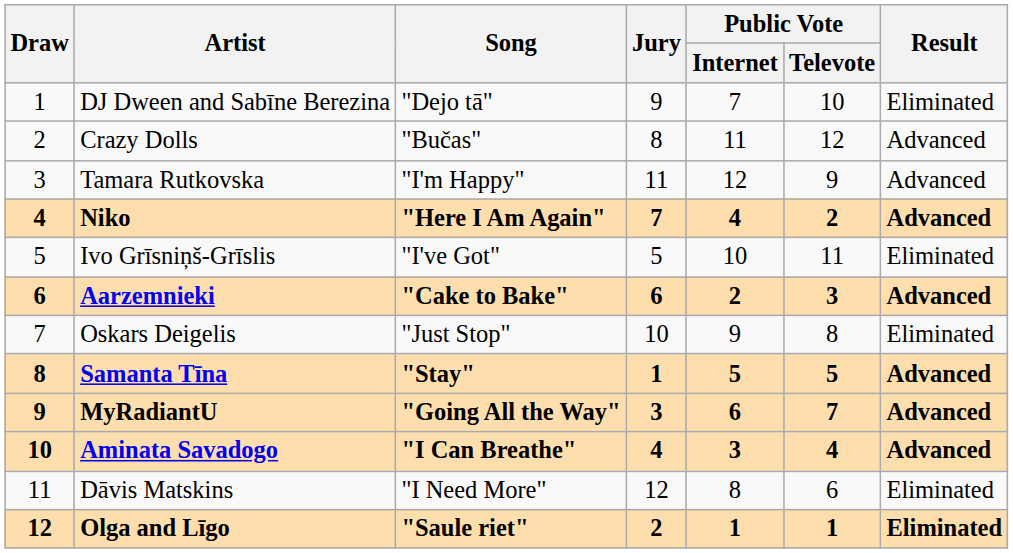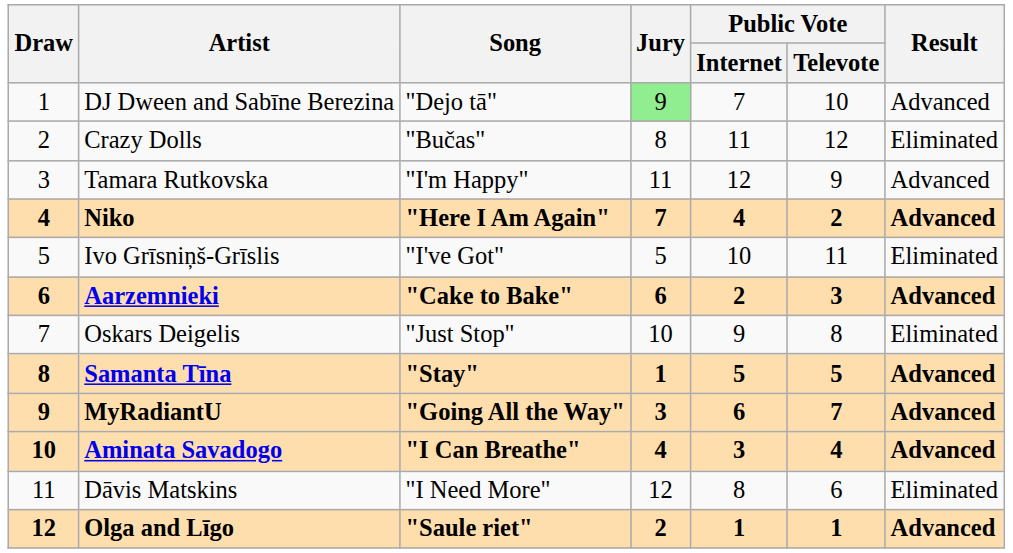(656, 101) no background -> (661, 101) lightgreen background
(940, 101) Eliminated -> (940, 101) Advanced
(936, 140) Advanced -> (944, 140) Eliminated
(944, 528) Eliminated -> (943, 528) Advanced
